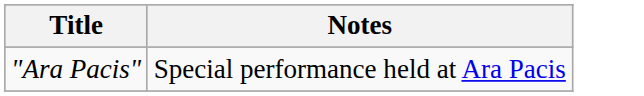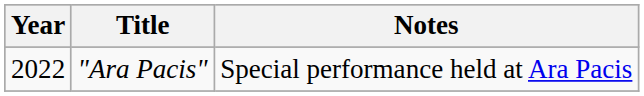+ column: (38, 25)
